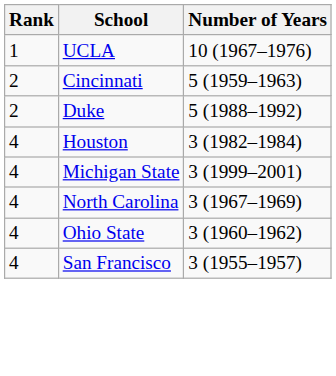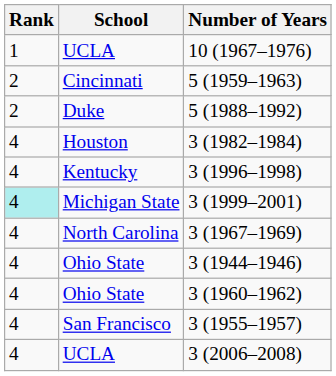+ row: (245, 171)
(14, 171) no background -> (14, 202) paleturquoise background
+ row: (245, 263)
+ row: (245, 354)
